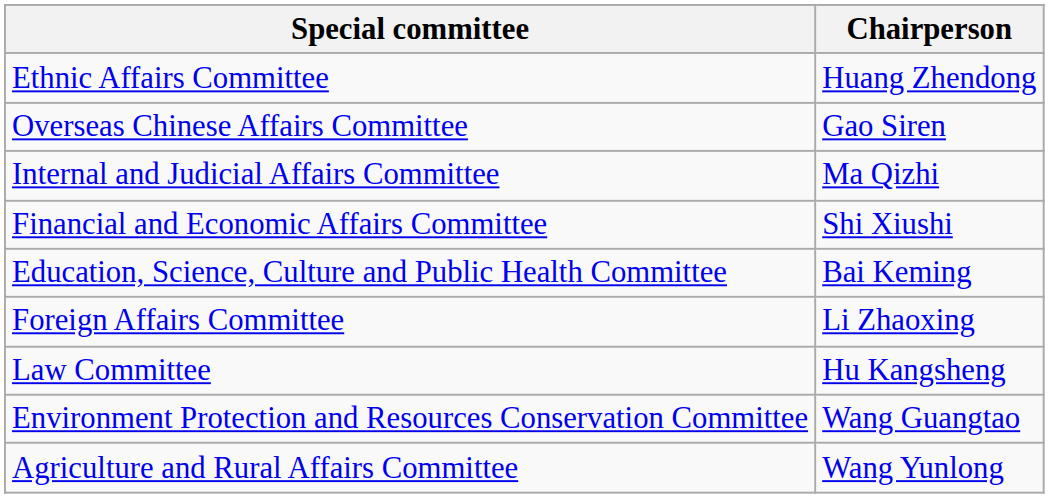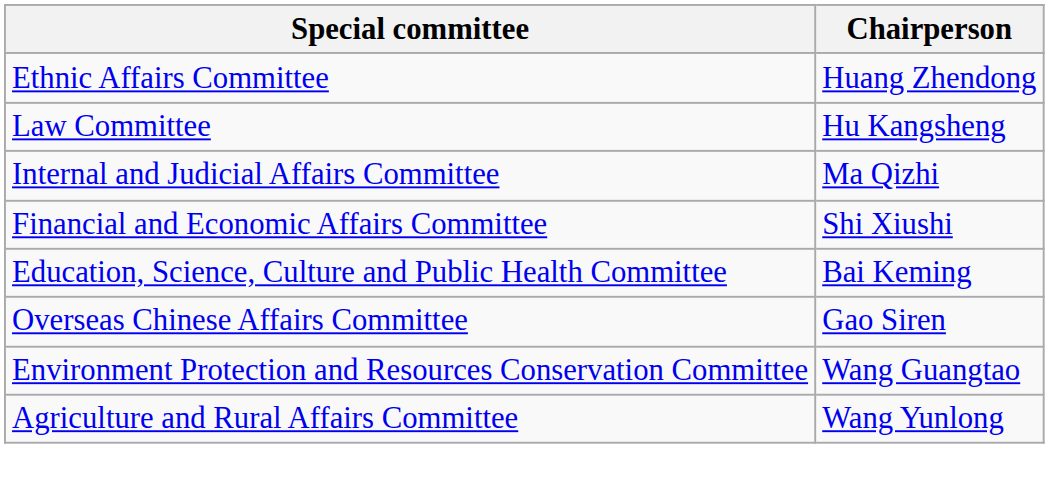rows swapped: (111, 369) <-> (240, 126)
- row: (178, 321)
